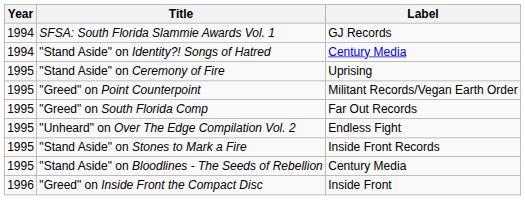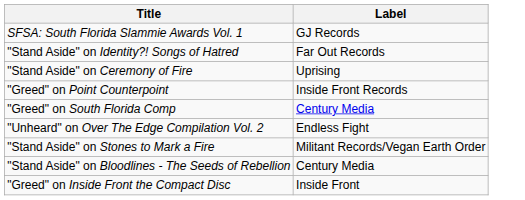- column: (20, 14)
(367, 52) Century Media -> (340, 52) Far Out Records
(423, 90) Militant Records/Vegan Earth Order -> (352, 90) Inside Front Records
(373, 109) Far Out Records -> (335, 109) Century Media
(384, 147) Inside Front Records -> (391, 147) Militant Records/Vegan Earth Order
